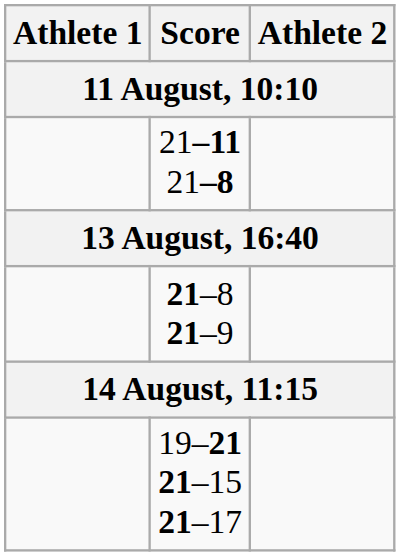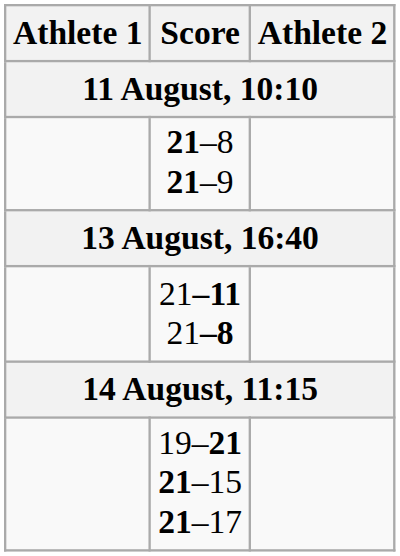rows swapped: (200, 313) <-> (200, 163)
